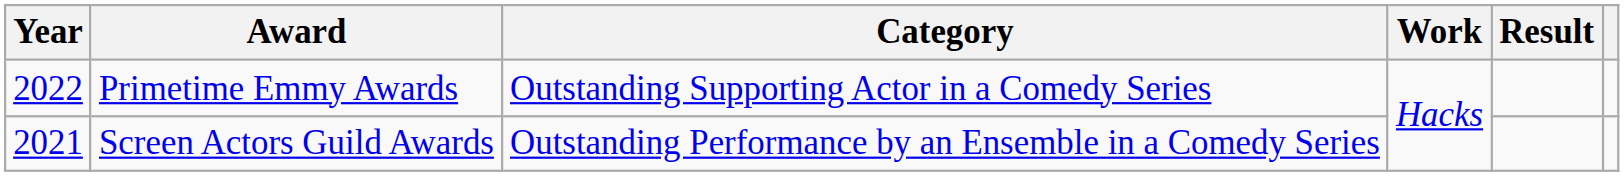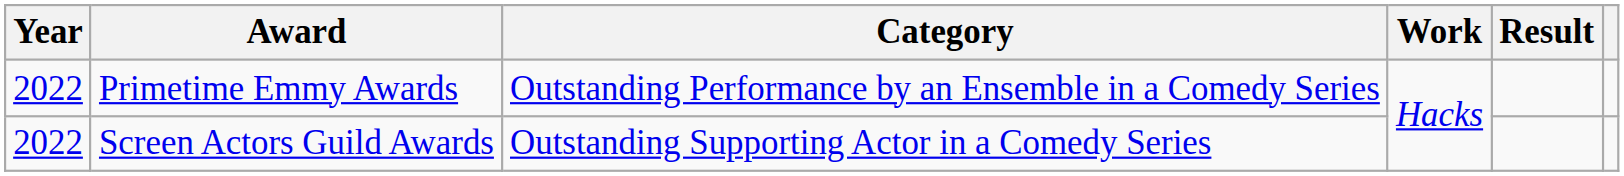(861, 87) Outstanding Supporting Actor in a Comedy Series -> (945, 87) Outstanding Performance by an Ensemble in a Comedy Series
(48, 142) 2021 -> (48, 142) 2022
(945, 142) Outstanding Performance by an Ensemble in a Comedy Series -> (861, 142) Outstanding Supporting Actor in a Comedy Series
